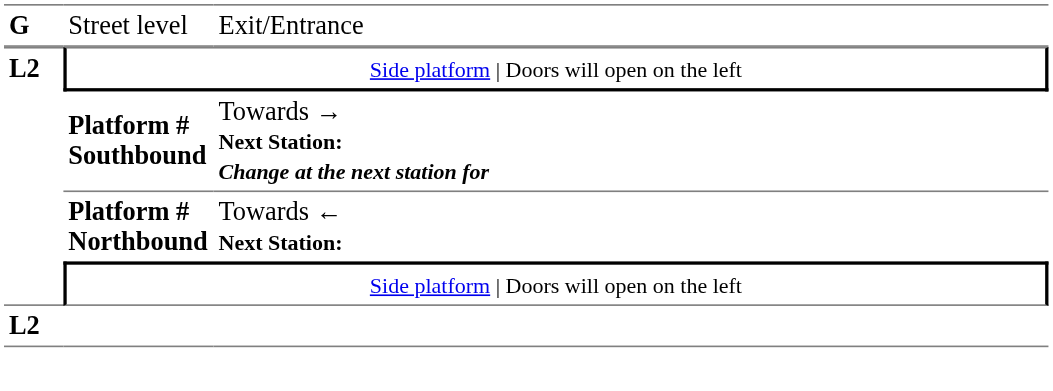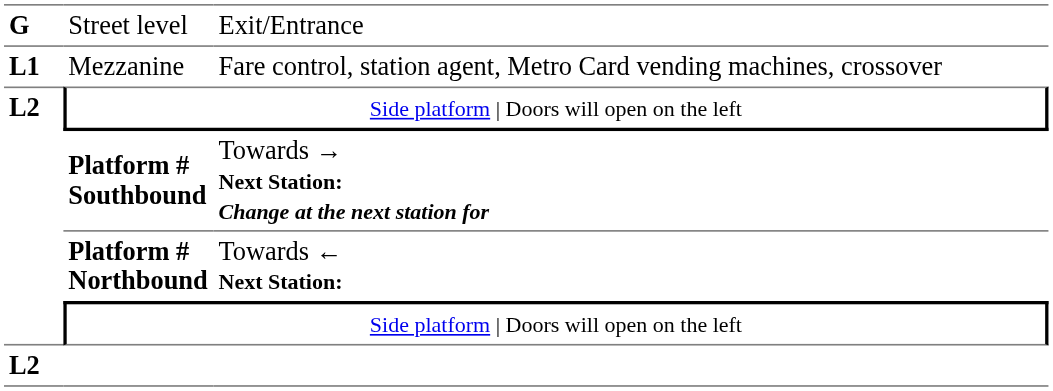+ row: (126, 66)
